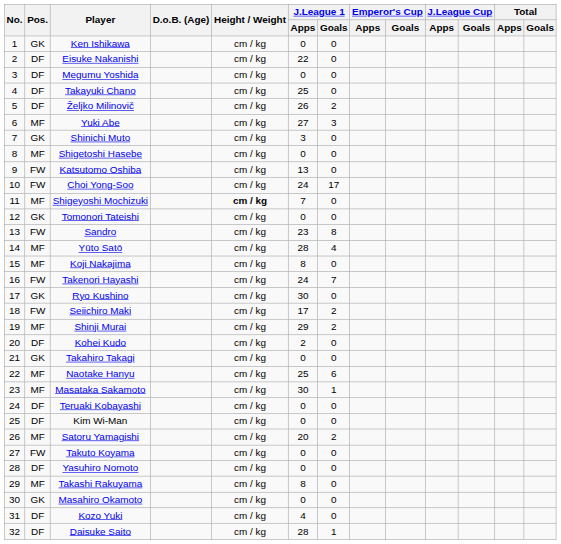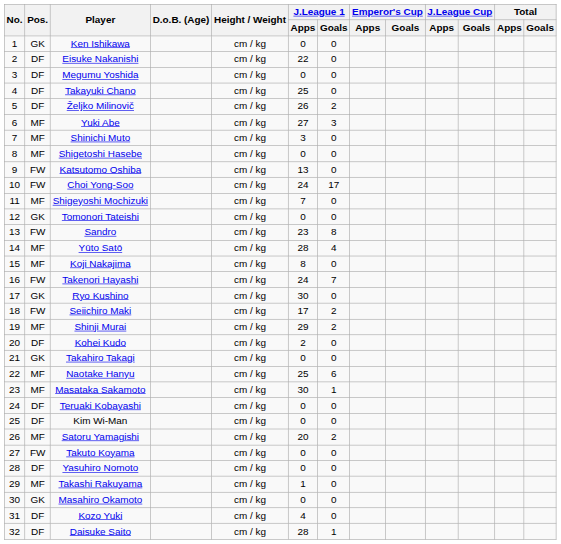(38, 138) GK -> (38, 138) MF
(250, 201) bold -> (250, 201) normal
(303, 484) 8 -> (303, 484) 1
